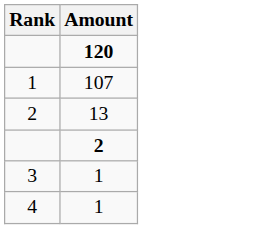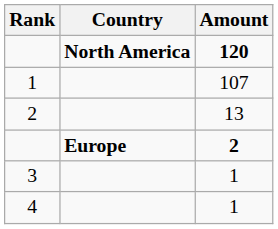+ column: (127, 20)
